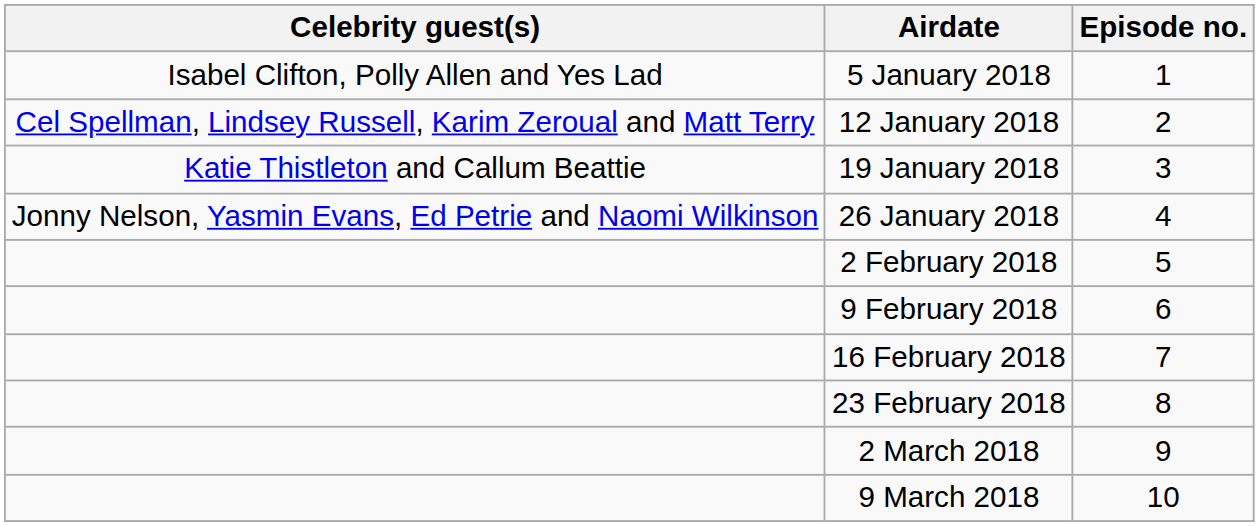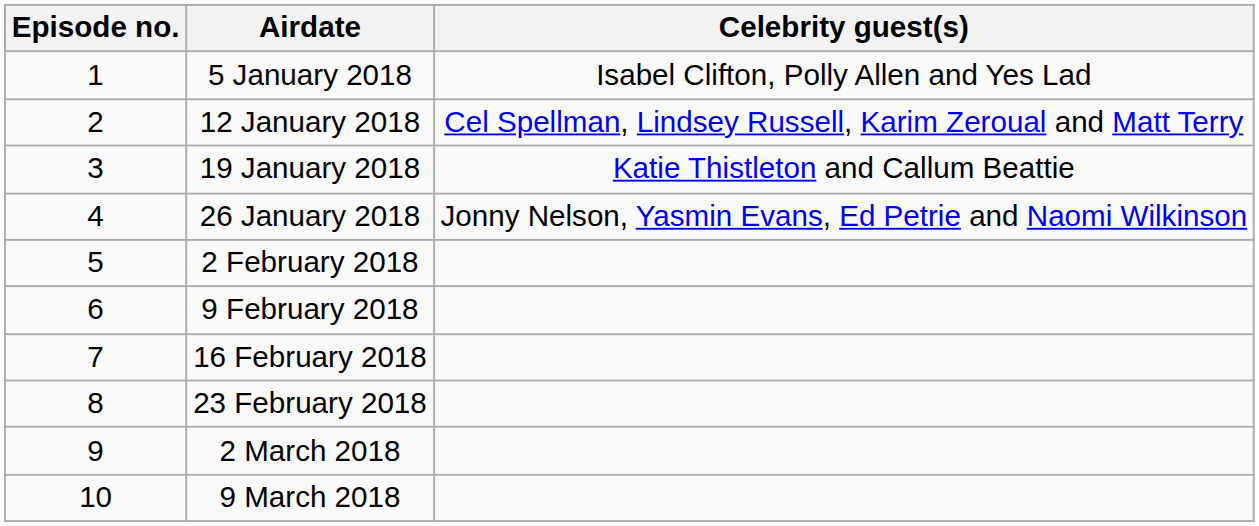columns swapped: (1163, 27) <-> (415, 27)
